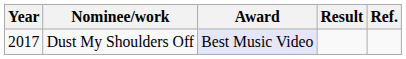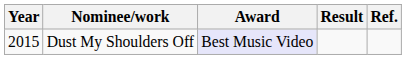(24, 41) 2017 -> (24, 41) 2015
